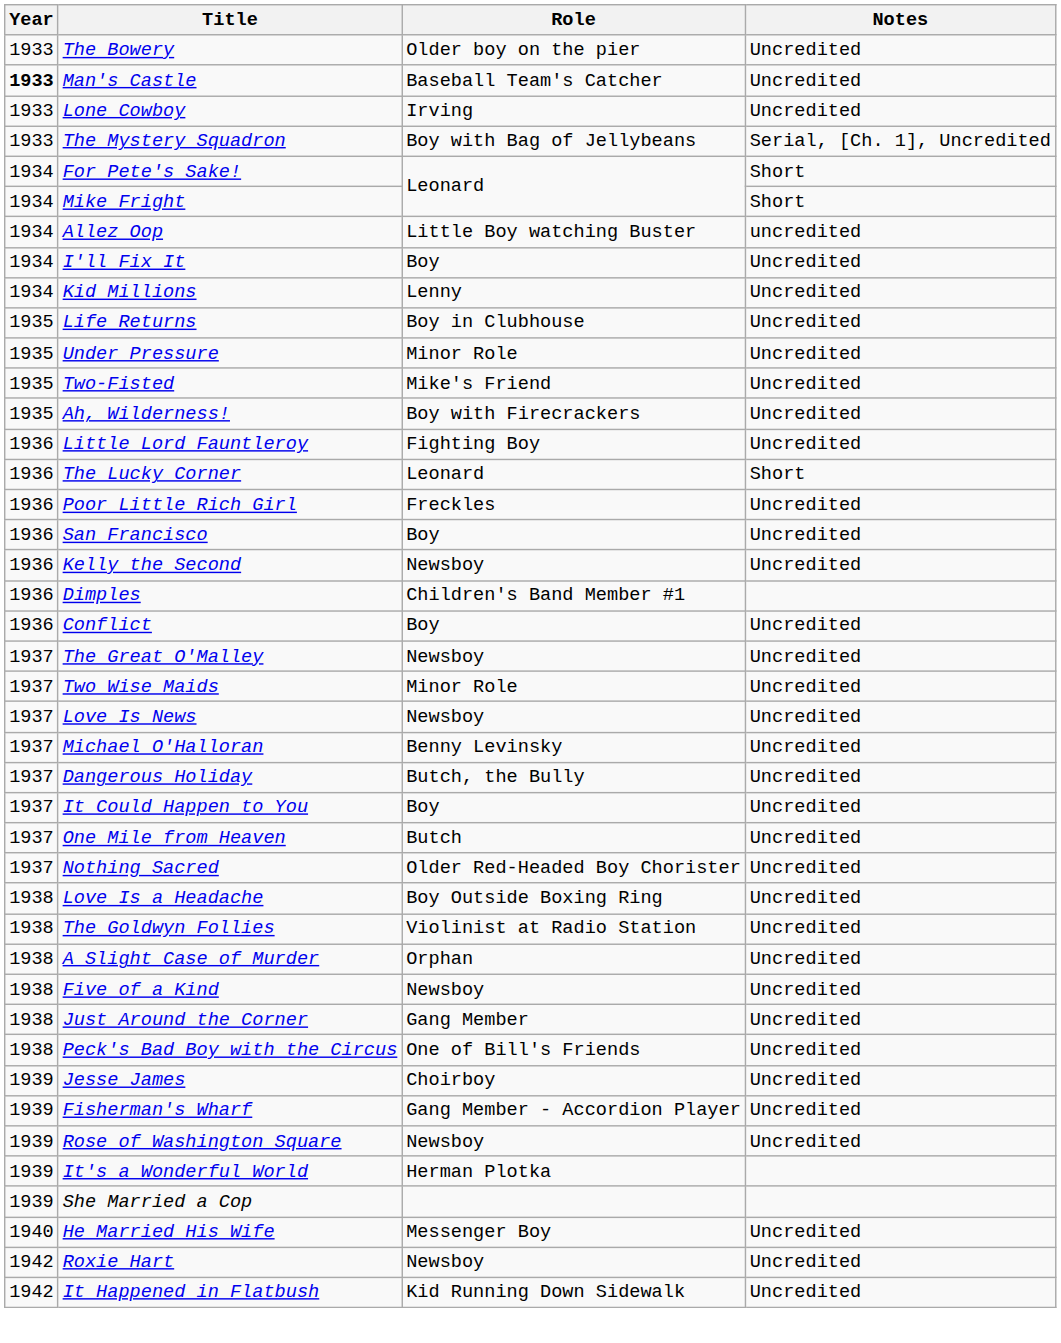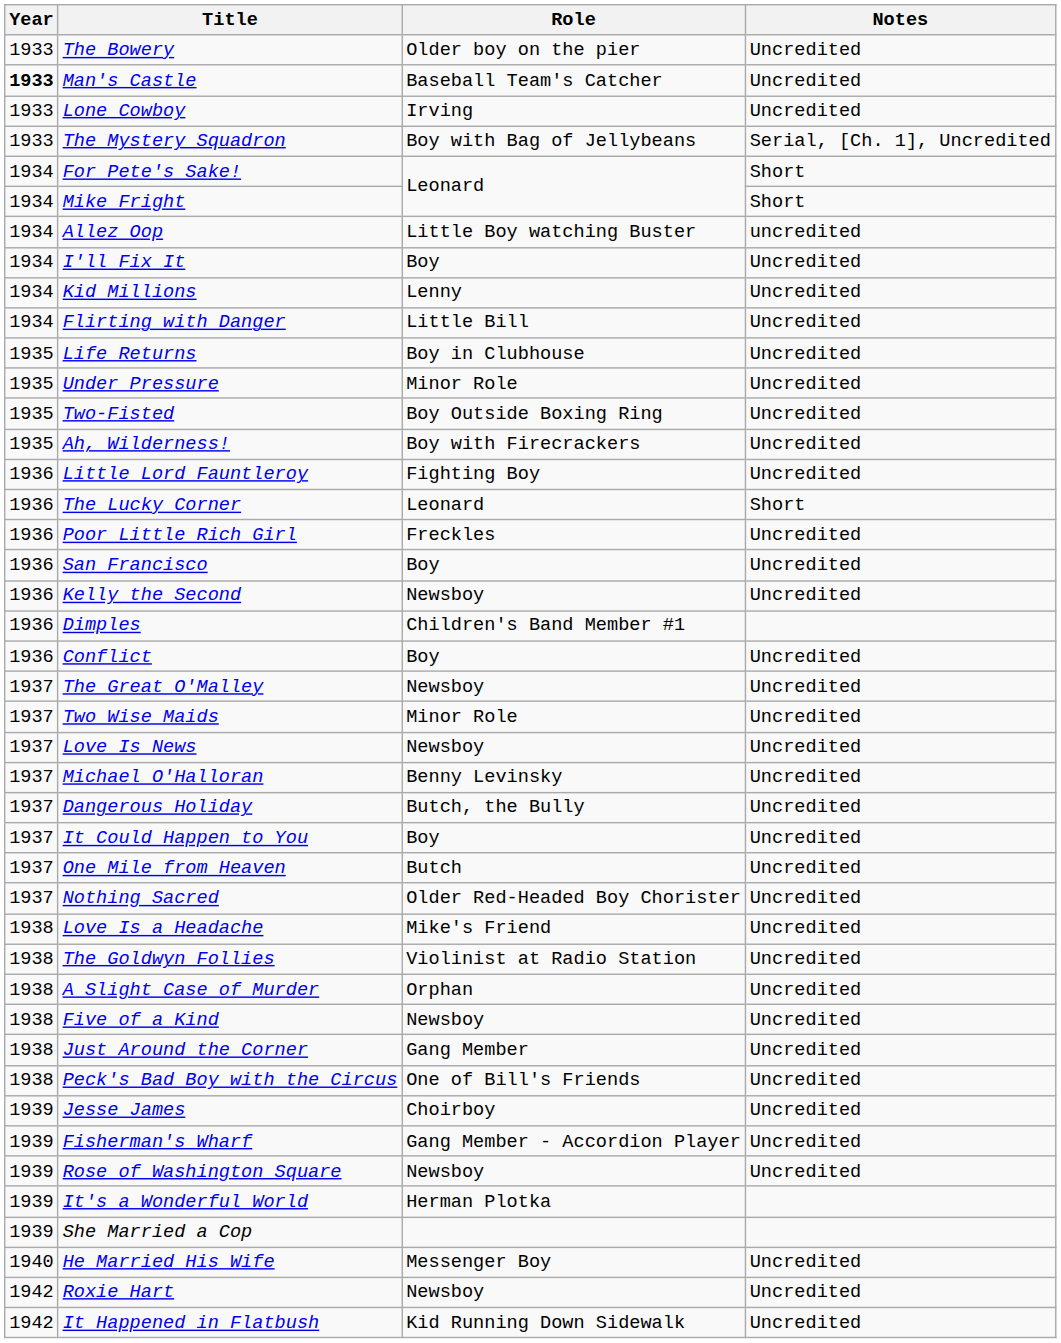+ row: (174, 323)
(479, 383) Mike's Friend -> (534, 414) Boy Outside Boxing Ring
(534, 899) Boy Outside Boxing Ring -> (479, 929) Mike's Friend
